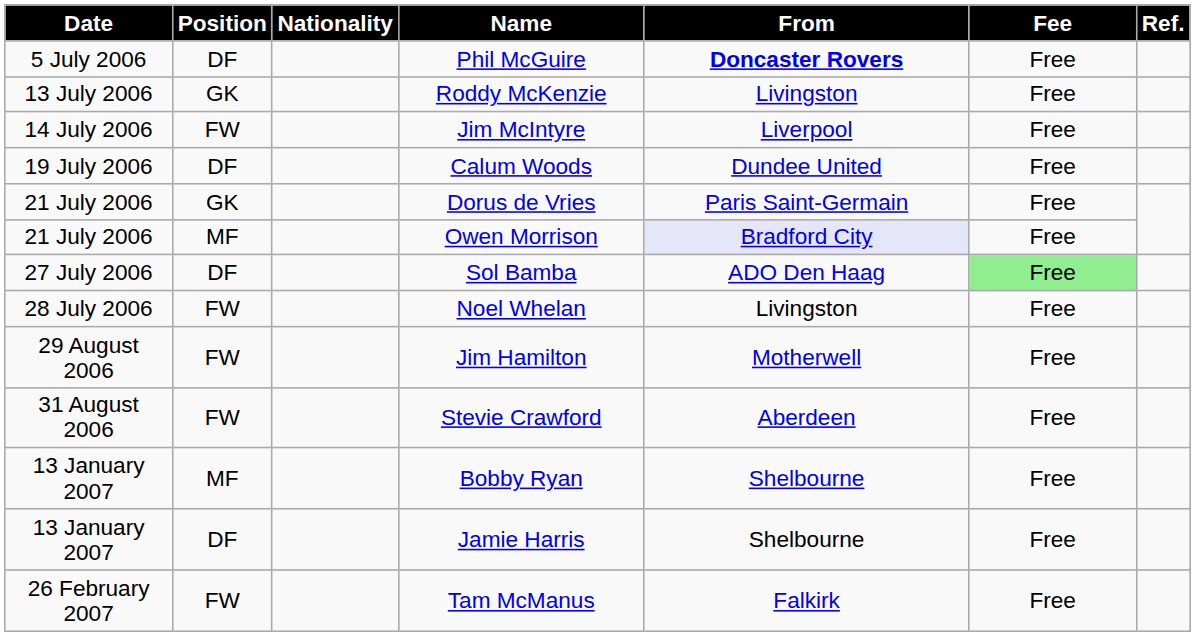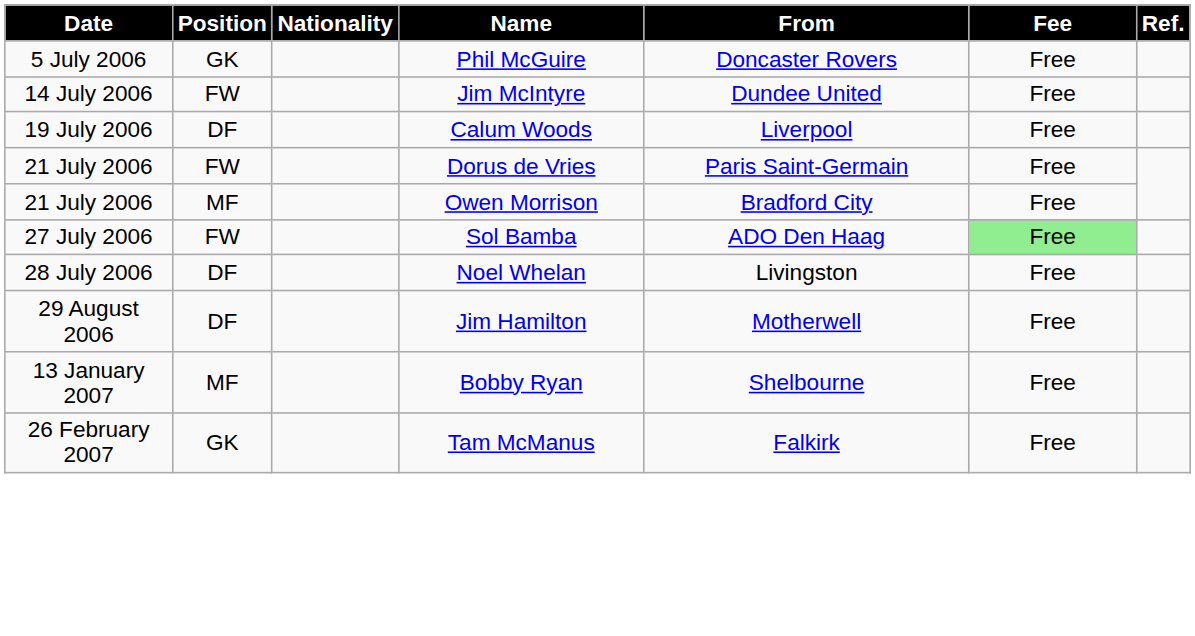(222, 59) DF -> (222, 59) GK
(807, 59) bold -> (807, 59) normal
- row: (521, 94)
(807, 130) Liverpool -> (807, 94) Dundee United
(807, 166) Dundee United -> (807, 130) Liverpool
(222, 202) GK -> (222, 166) FW
(807, 237) lavender background -> (807, 202) no background
(222, 273) DF -> (222, 237) FW
(222, 309) FW -> (222, 273) DF
(222, 357) FW -> (222, 321) DF
- row: (521, 418)
- row: (521, 540)
(222, 600) FW -> (222, 443) GK
